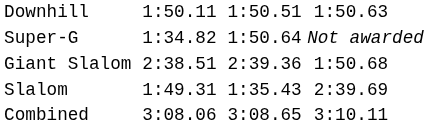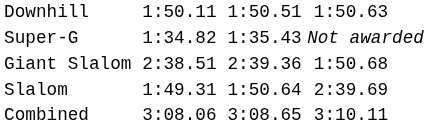(265, 38) 1:50.64 -> (265, 38) 1:35.43
(265, 90) 1:35.43 -> (265, 90) 1:50.64
